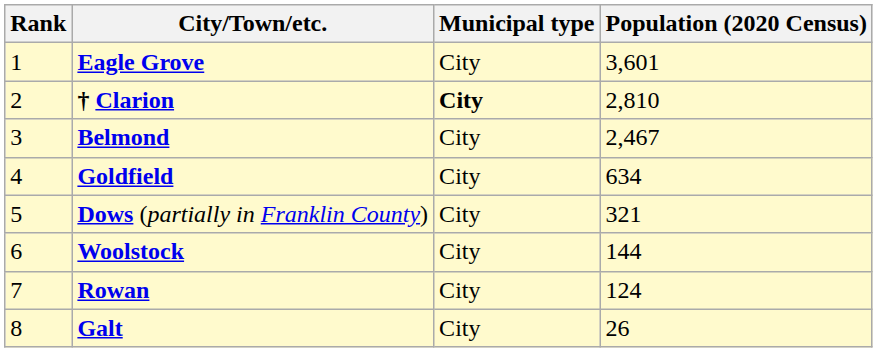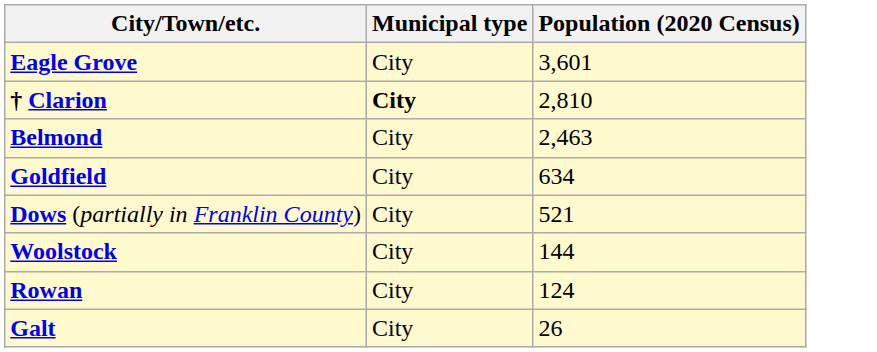- column: (38, 23)
(633, 137) 2,467 -> (565, 137) 2,463
(624, 213) 321 -> (556, 213) 521
